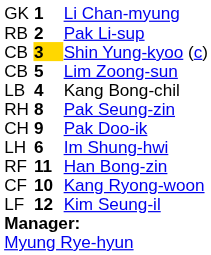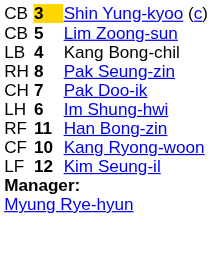- row: (122, 14)
- row: (104, 33)
(39, 128) 9 -> (39, 90) 7
